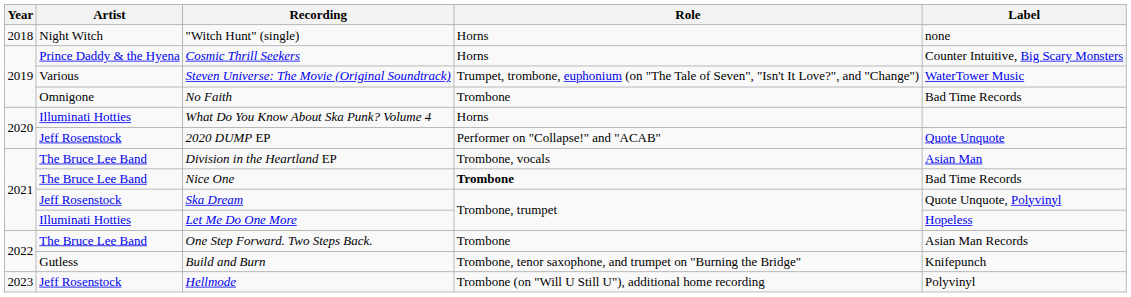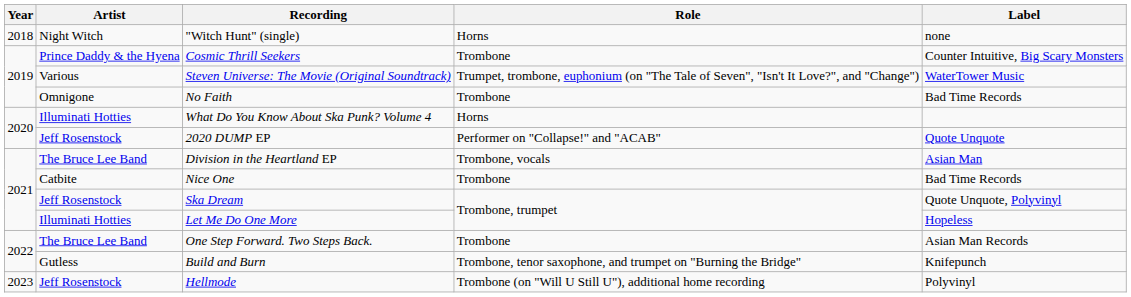(473, 55) Horns -> (484, 55) Trombone
(93, 179) The Bruce Lee Band -> (58, 179) Catbite
(485, 179) bold -> (484, 179) normal
